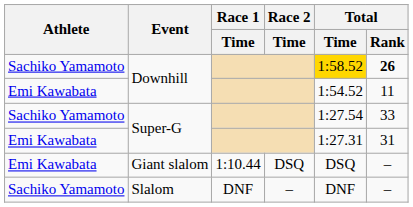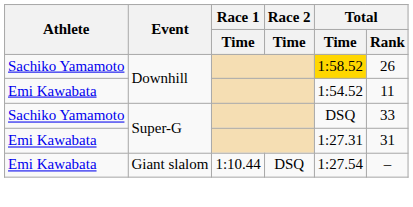(387, 66) bold -> (387, 66) normal
(340, 116) 1:27.54 -> (340, 116) DSQ
(340, 165) DSQ -> (340, 165) 1:27.54
- row: (66, 190)
